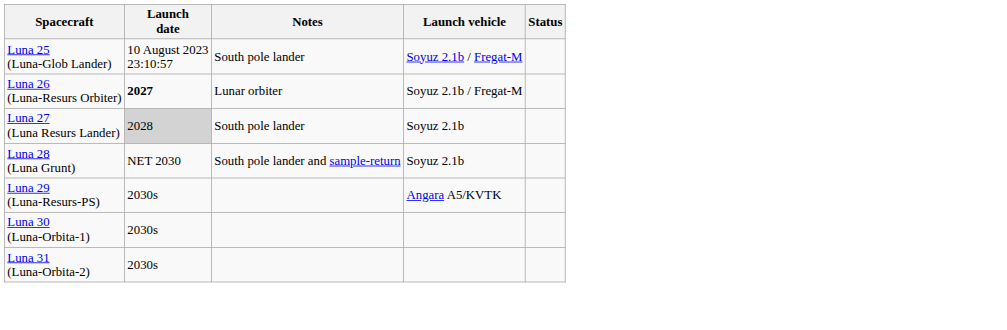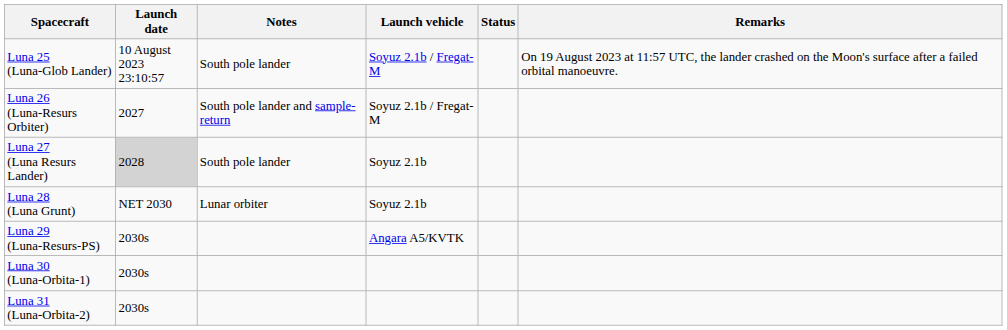+ column: (760, 21)
(140, 91) bold -> (131, 112) normal
(248, 91) Lunar orbiter -> (278, 112) South pole lander and sample-return
(307, 160) South pole lander and sample-return -> (234, 203) Lunar orbiter
